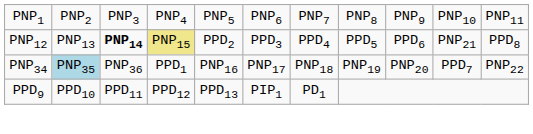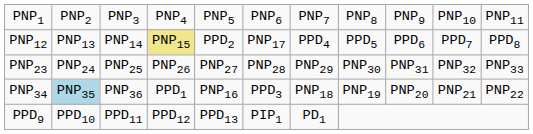(124, 42) bold -> (124, 42) normal
(266, 42) PPD3 -> (266, 42) PNP17
(457, 42) PNP21 -> (457, 42) PPD7
+ row: (28, 67)
(266, 67) PNP17 -> (266, 92) PPD3
(457, 67) PPD7 -> (457, 92) PNP21
